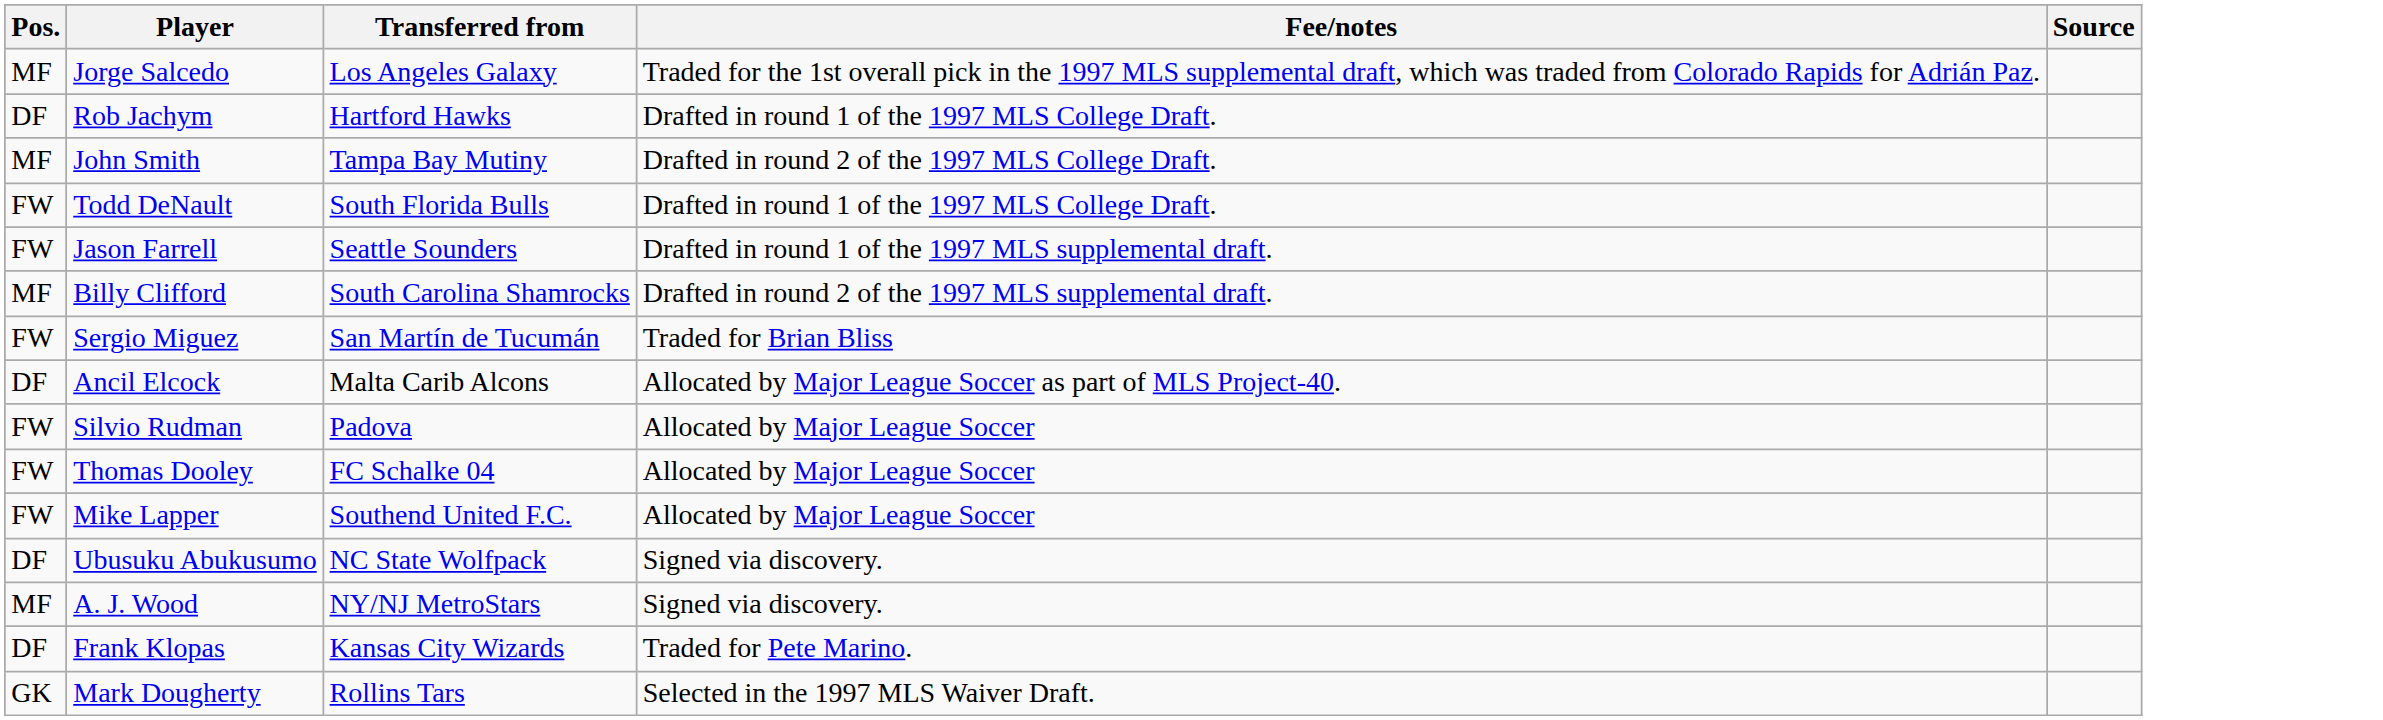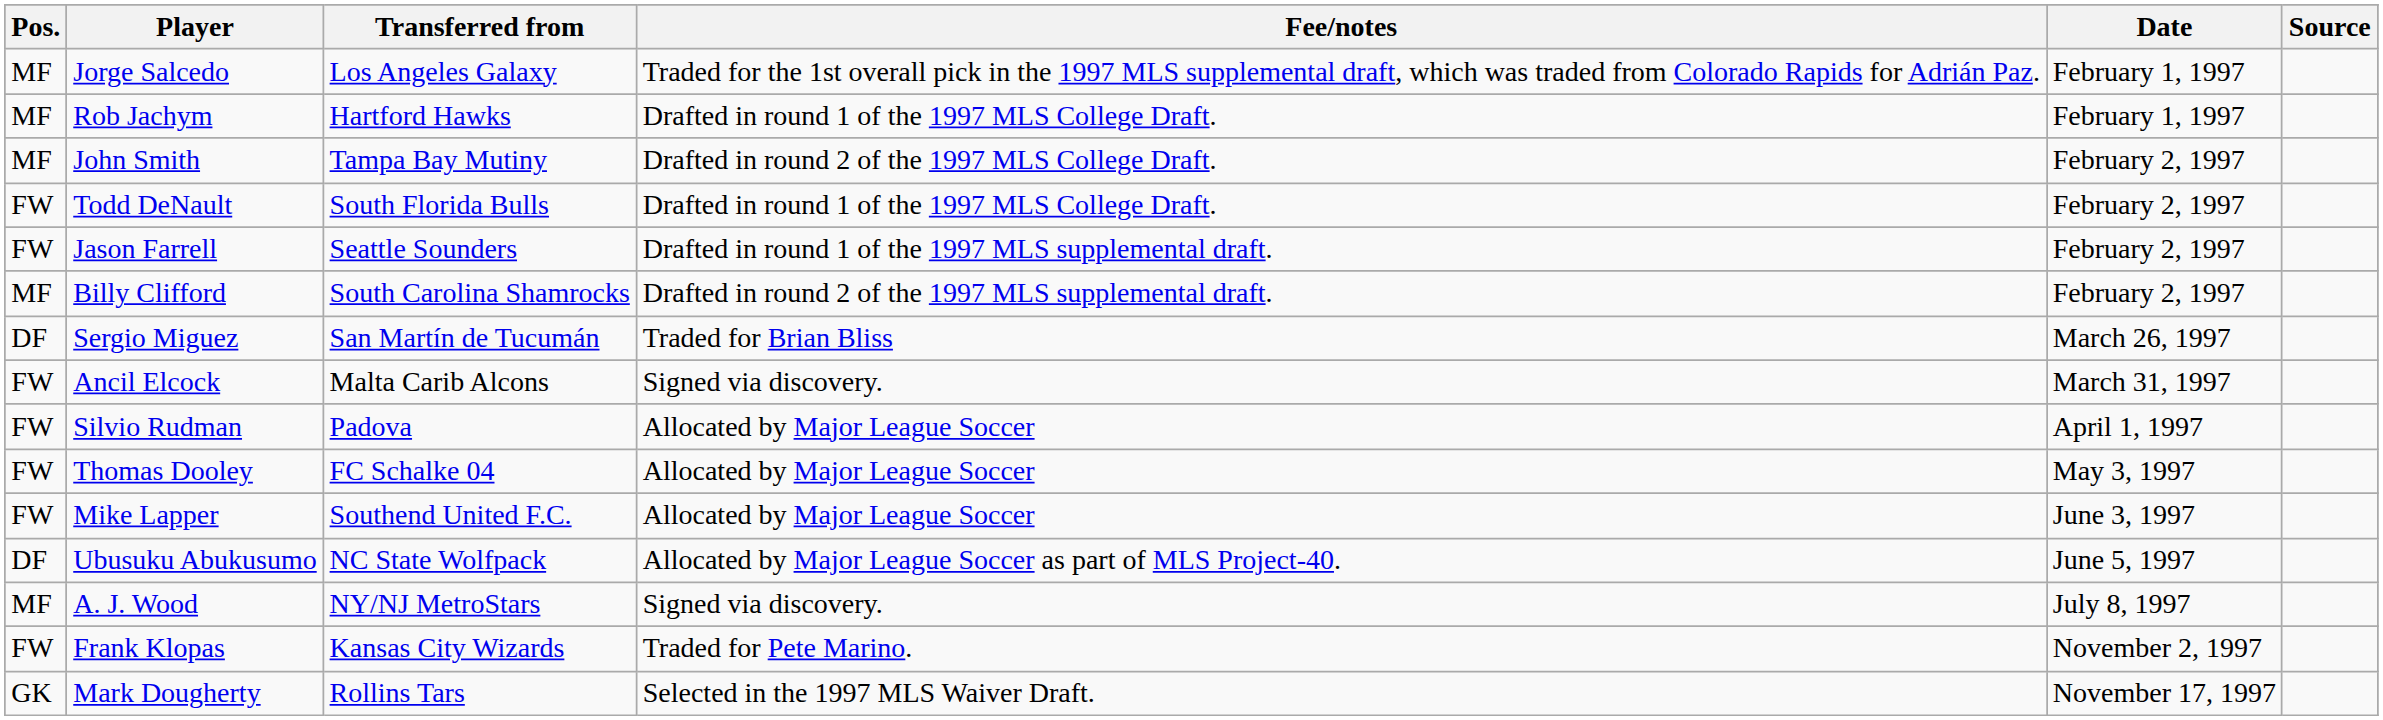+ column: (2164, 26)
(29, 115) DF -> (32, 115) MF
(32, 337) FW -> (29, 337) DF
(29, 381) DF -> (32, 381) FW
(992, 381) Allocated by Major League Soccer as part of MLS Project-40. -> (763, 381) Signed via discovery.
(763, 559) Signed via discovery. -> (992, 559) Allocated by Major League Soccer as part of MLS Project-40.
(29, 648) DF -> (32, 648) FW
